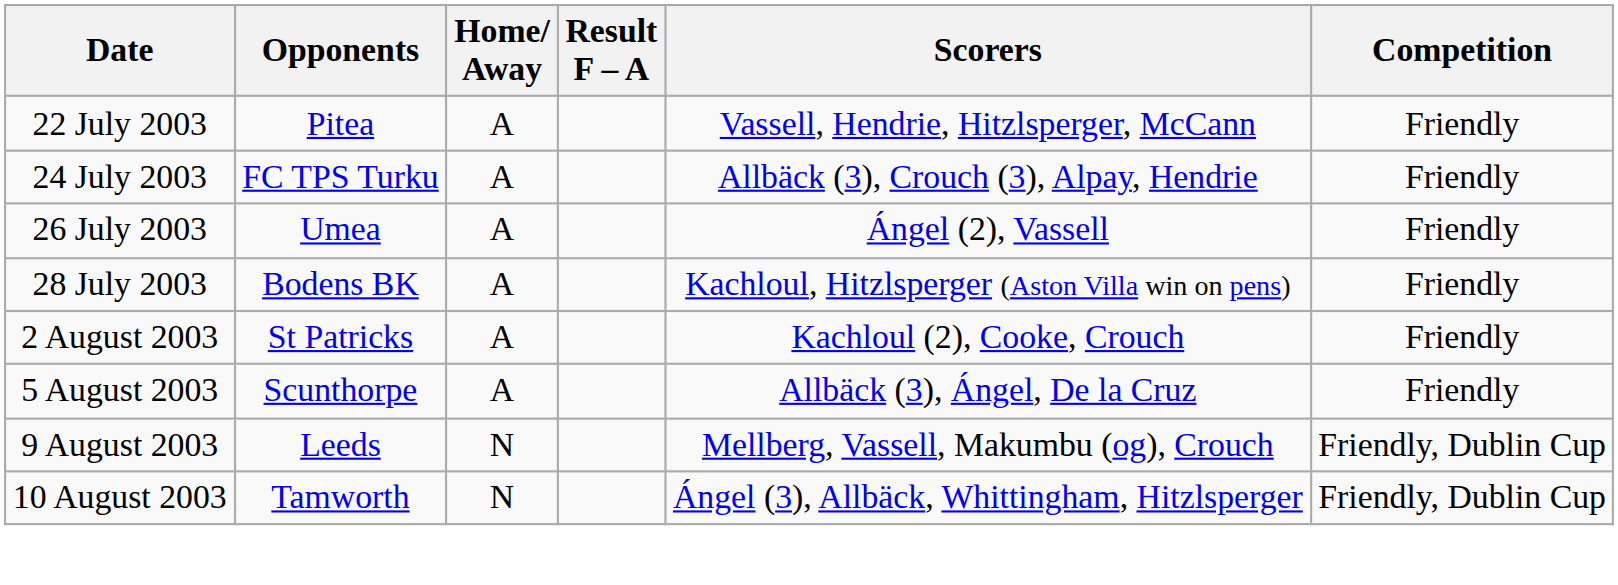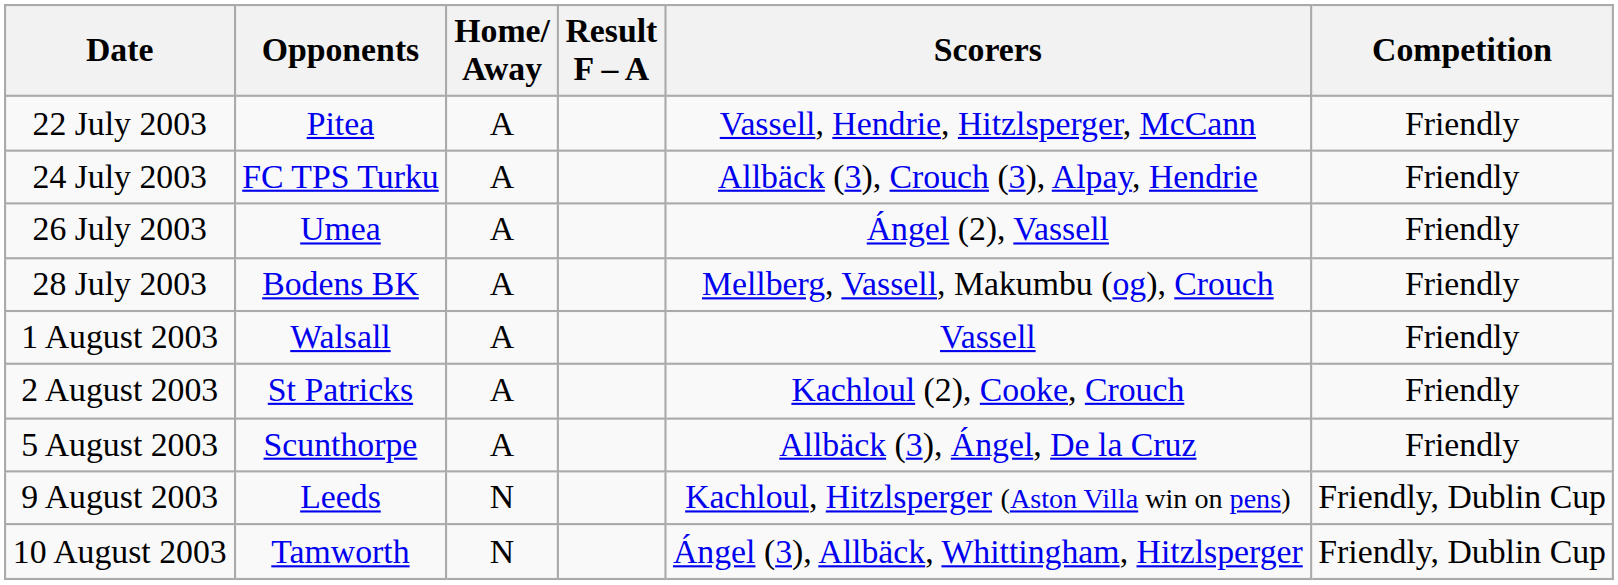(988, 283) Kachloul, Hitzlsperger (Aston Villa win on pens) -> (988, 283) Mellberg, Vassell, Makumbu (og), Crouch
+ row: (120, 336)
(988, 444) Mellberg, Vassell, Makumbu (og), Crouch -> (988, 497) Kachloul, Hitzlsperger (Aston Villa win on pens)
